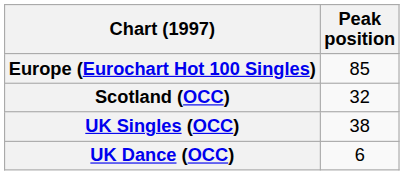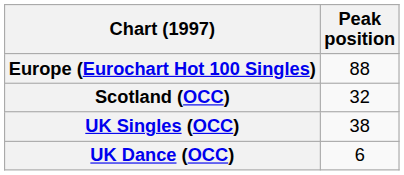(360, 68) 85 -> (360, 68) 88
